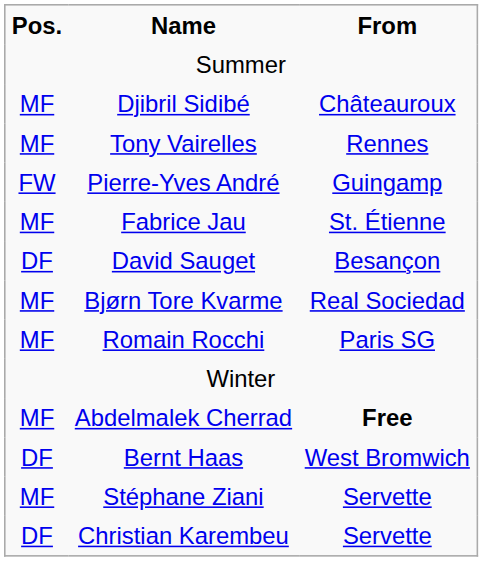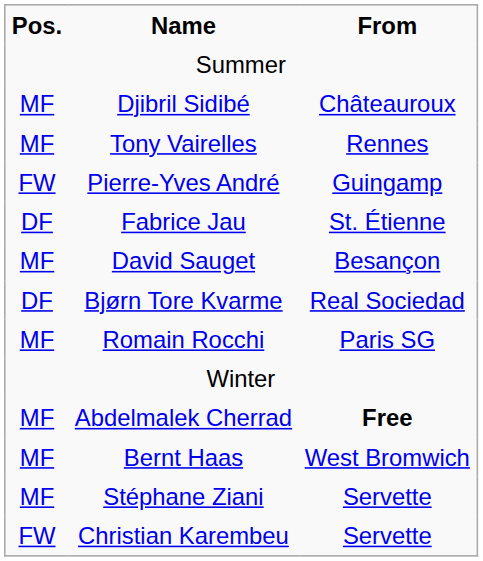(37, 222) MF -> (37, 222) DF
(37, 261) DF -> (37, 261) MF
(37, 300) MF -> (37, 300) DF
(37, 457) DF -> (37, 457) MF
(37, 536) DF -> (37, 536) FW
